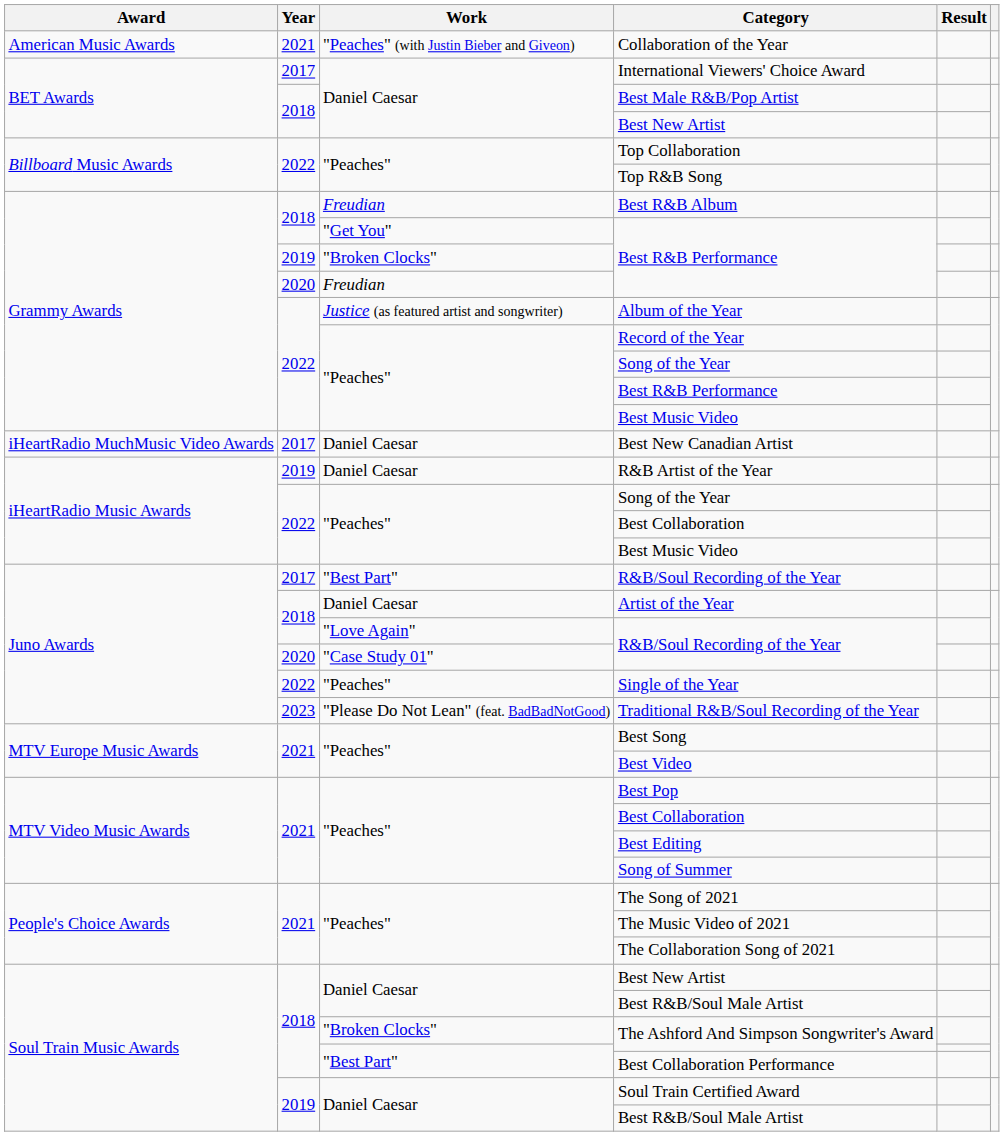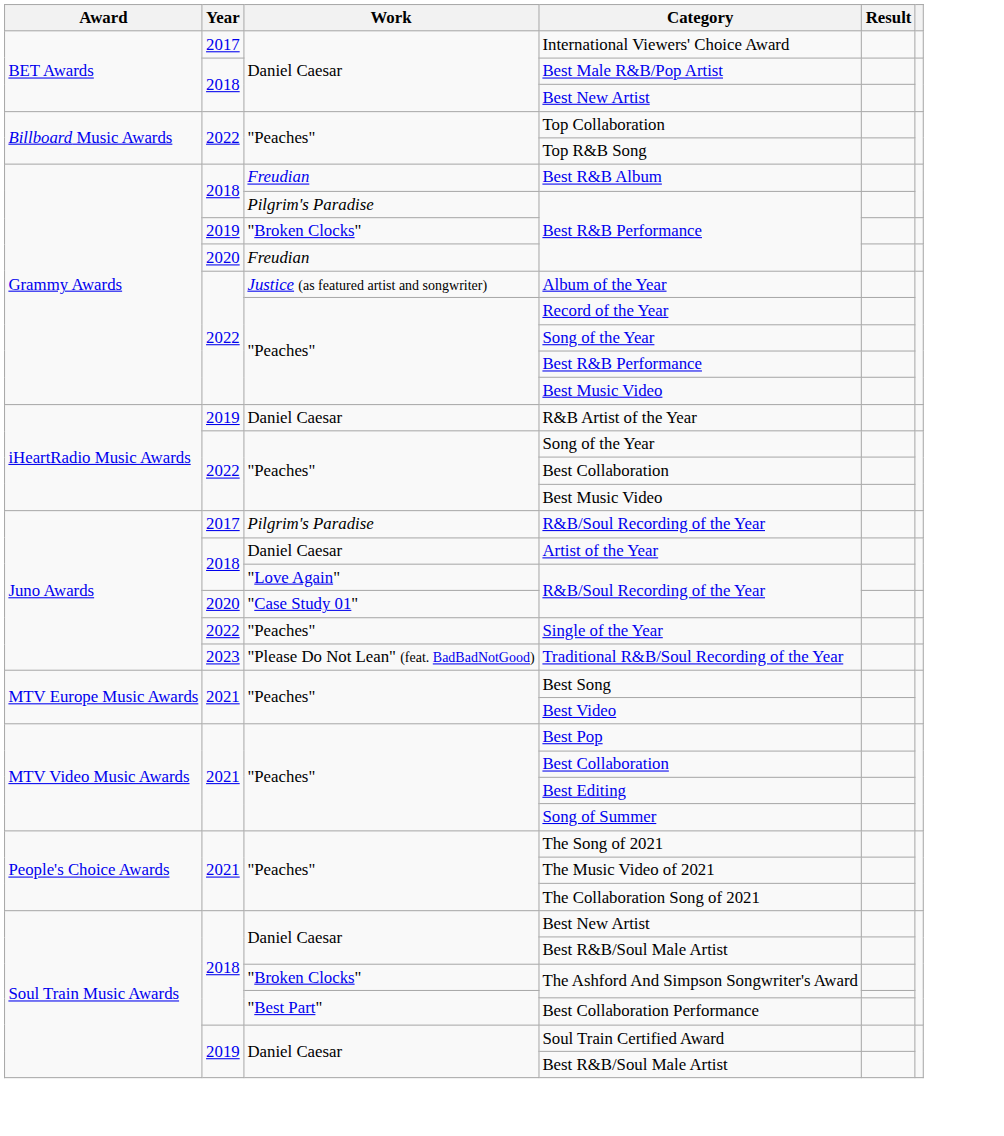- row: (298, 44)
(357, 230) "Get You" -> (311, 204) Pilgrim's Paradise
- row: (298, 444)
(360, 577) "Best Part" -> (311, 524) Pilgrim's Paradise
